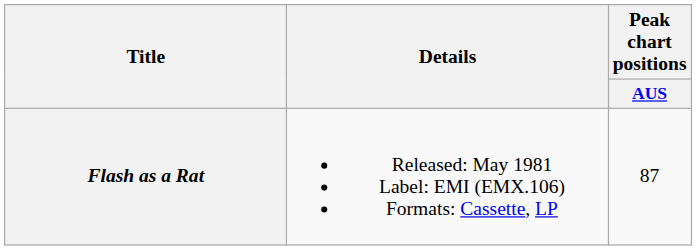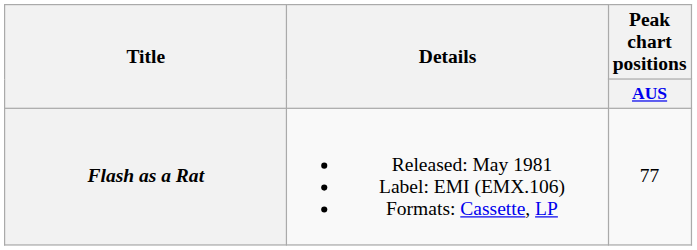(650, 176) 87 -> (650, 176) 77
